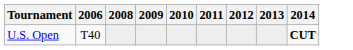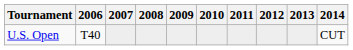+ column: (121, 14)
(303, 35) bold -> (332, 35) normal
